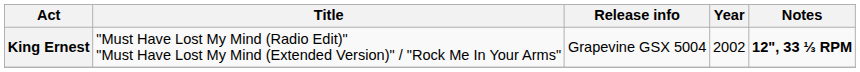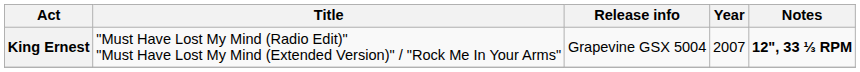(729, 47) 2002 -> (729, 47) 2007
